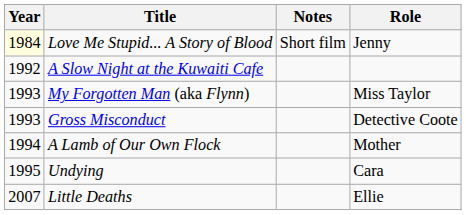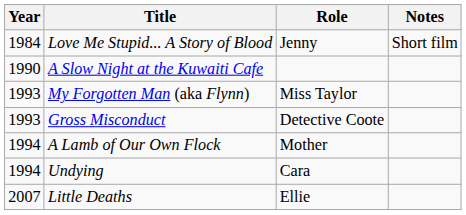columns swapped: (405, 17) <-> (313, 17)
(24, 42) lightyellow background -> (24, 42) no background
(24, 68) 1992 -> (24, 68) 1990
(24, 171) 1995 -> (24, 171) 1994
